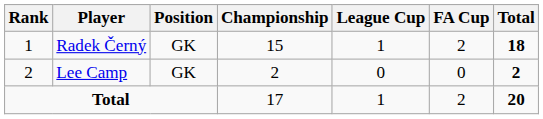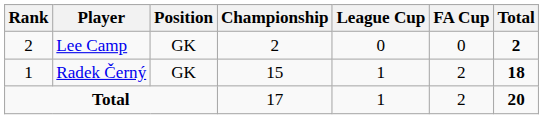rows swapped: (101, 45) <-> (92, 72)
